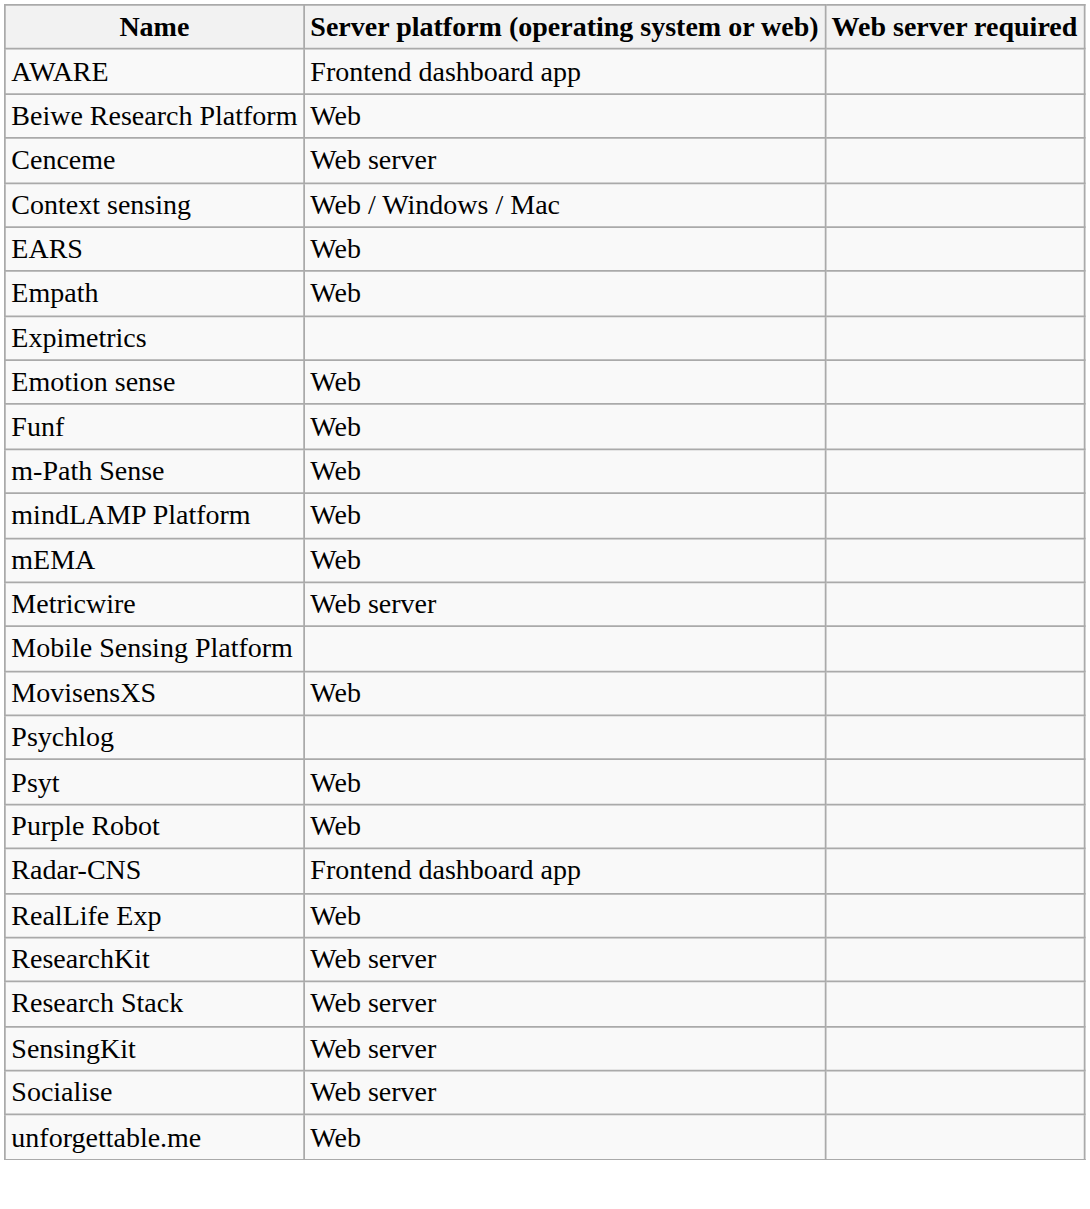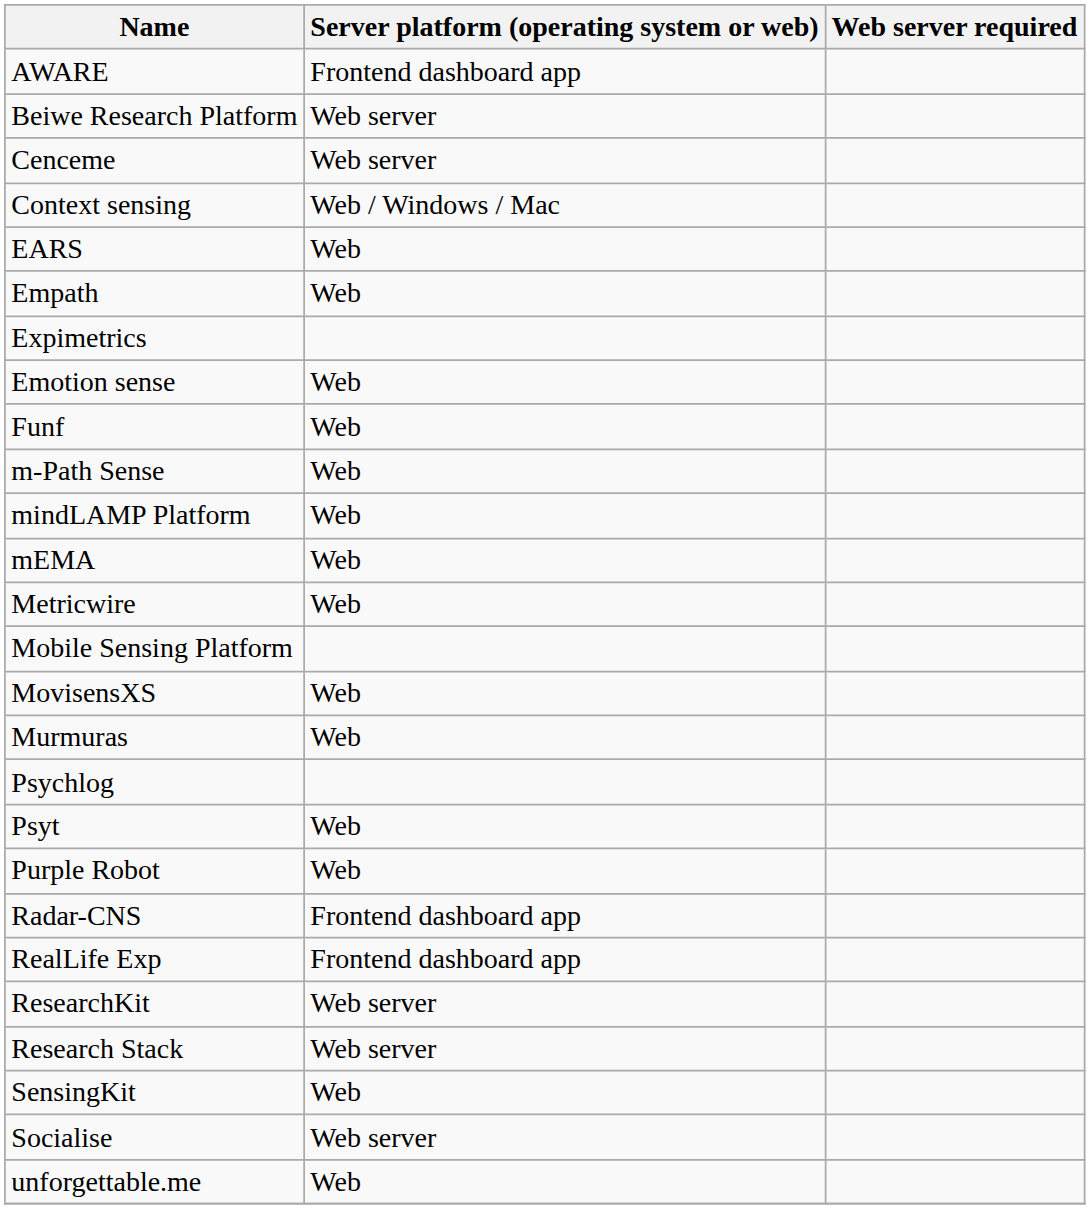(336, 115) Web -> (373, 115) Web server
(373, 603) Web server -> (336, 603) Web
+ row: (70, 737)
(336, 914) Web -> (446, 959) Frontend dashboard app
(373, 1048) Web server -> (336, 1092) Web
